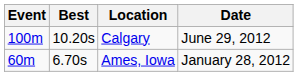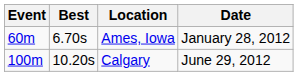rows swapped: (126, 37) <-> (138, 60)
